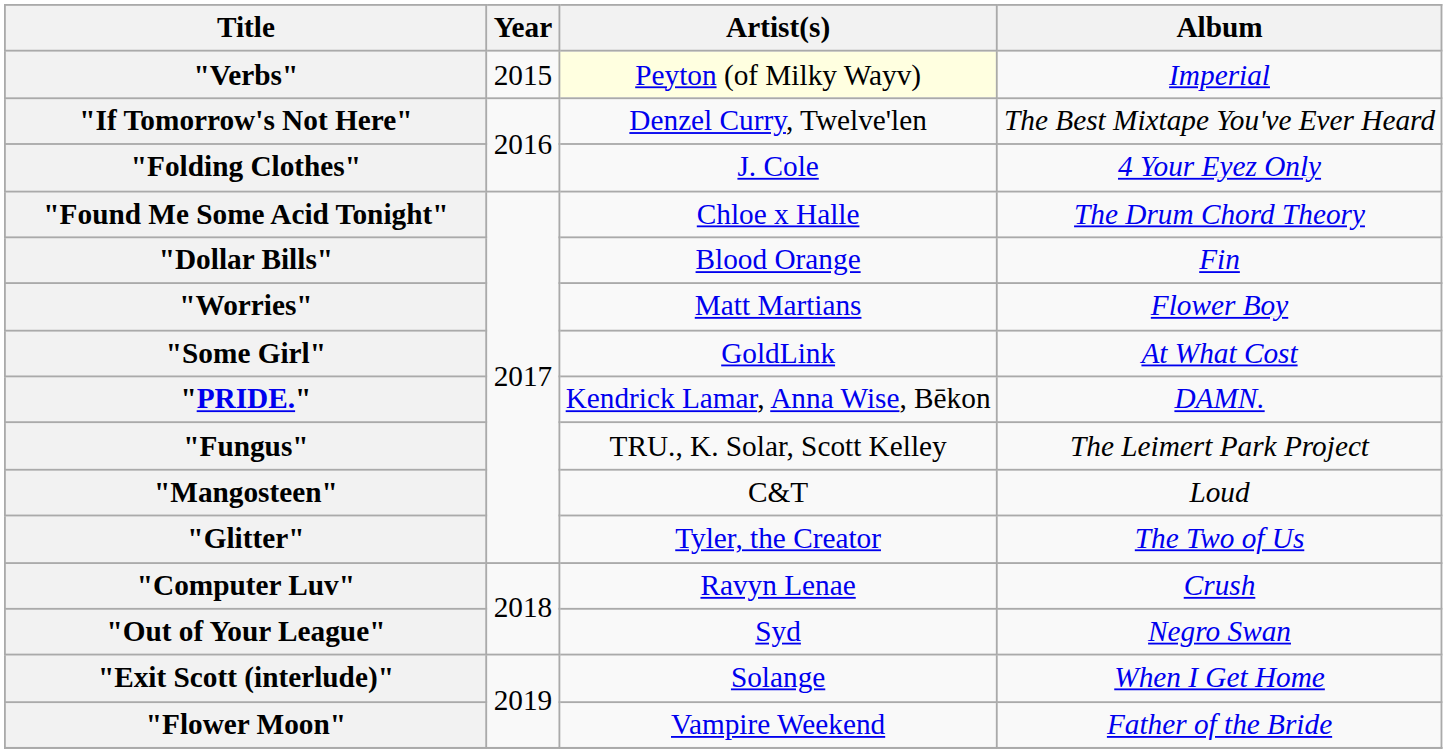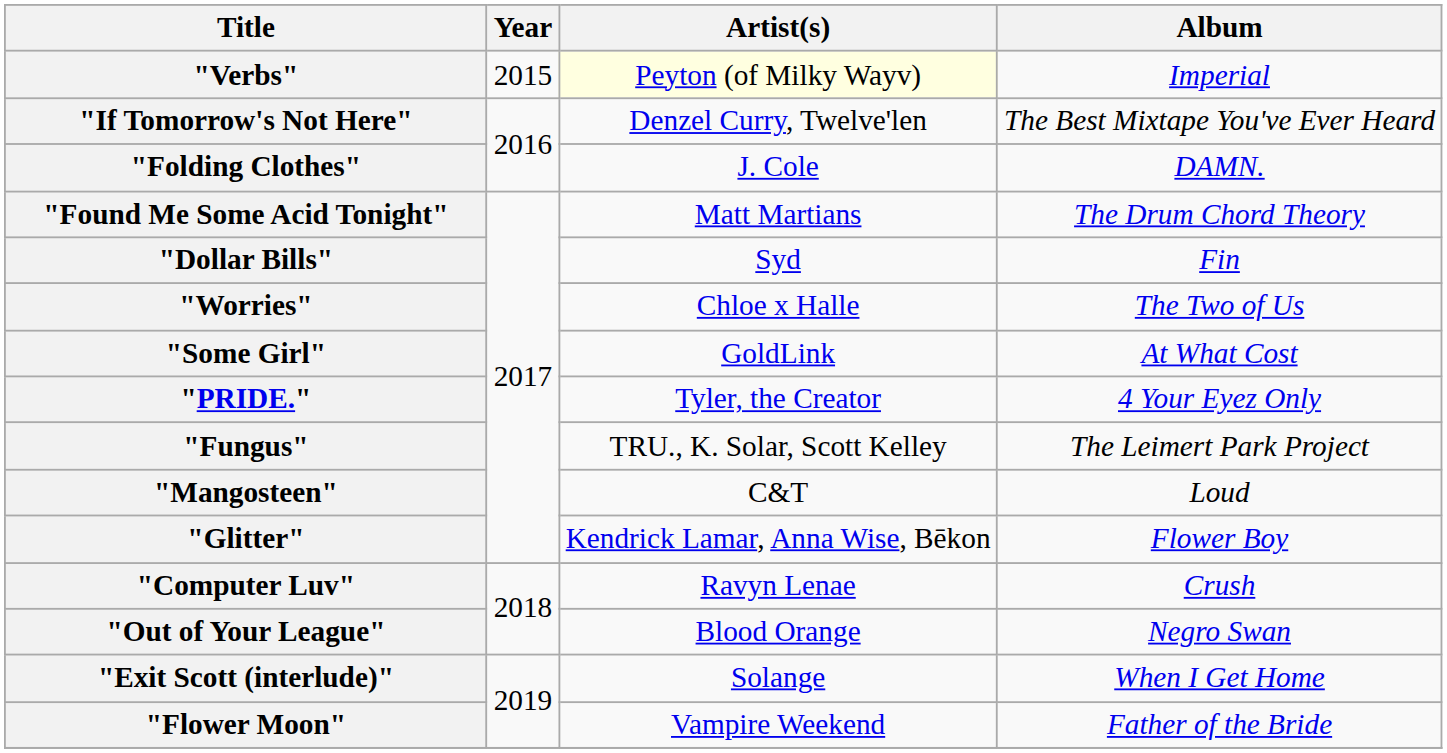(1220, 167) 4 Your Eyez Only -> (1220, 167) DAMN.
(778, 213) Chloe x Halle -> (778, 213) Matt Martians
(778, 259) Blood Orange -> (778, 259) Syd
(778, 306) Matt Martians -> (778, 306) Chloe x Halle
(1220, 306) Flower Boy -> (1220, 306) The Two of Us
(778, 399) Kendrick Lamar, Anna Wise, Bēkon -> (778, 399) Tyler, the Creator
(1220, 399) DAMN. -> (1220, 399) 4 Your Eyez Only
(778, 538) Tyler, the Creator -> (778, 538) Kendrick Lamar, Anna Wise, Bēkon
(1220, 538) The Two of Us -> (1220, 538) Flower Boy
(778, 631) Syd -> (778, 631) Blood Orange
